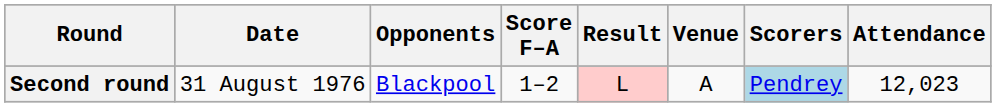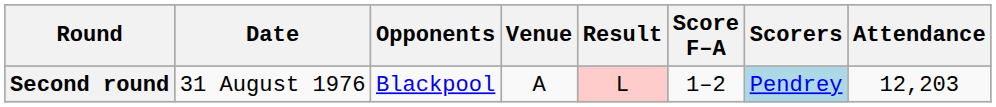columns swapped: (706, 36) <-> (539, 36)
(919, 84) 12,023 -> (919, 84) 12,203
